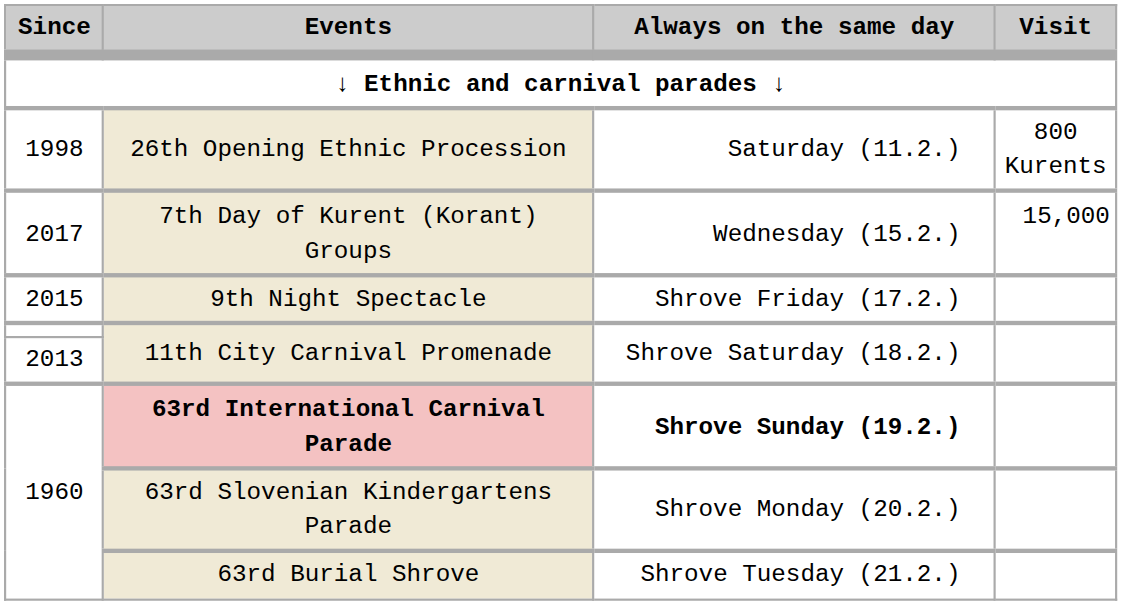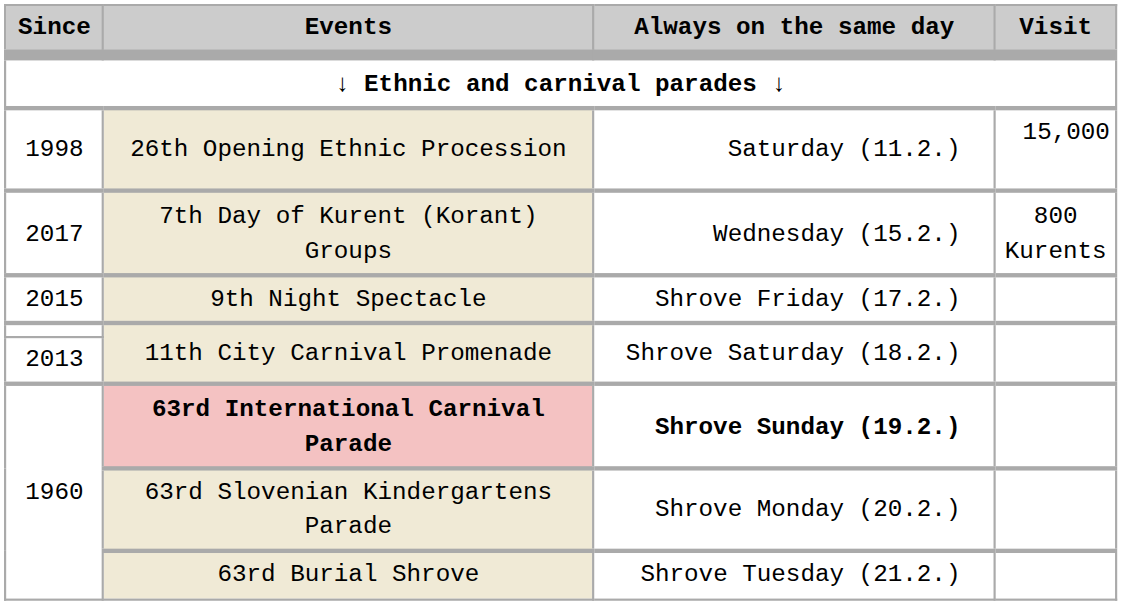(1056, 150) 800 Kurents -> (1066, 150) 15,000
(1066, 233) 15,000 -> (1056, 233) 800 Kurents
